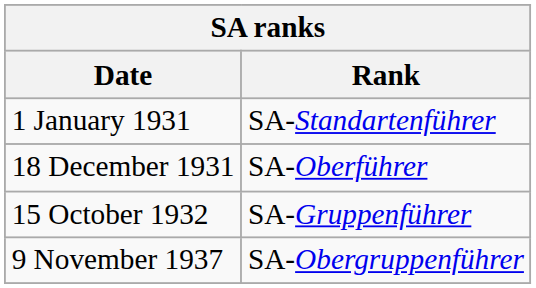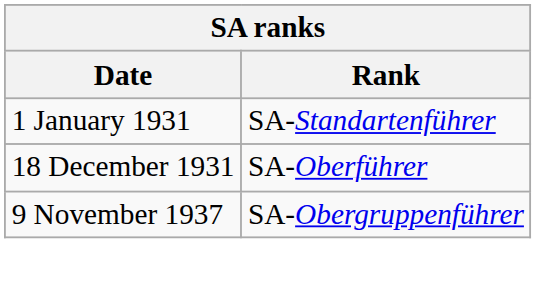- row: (110, 213)
